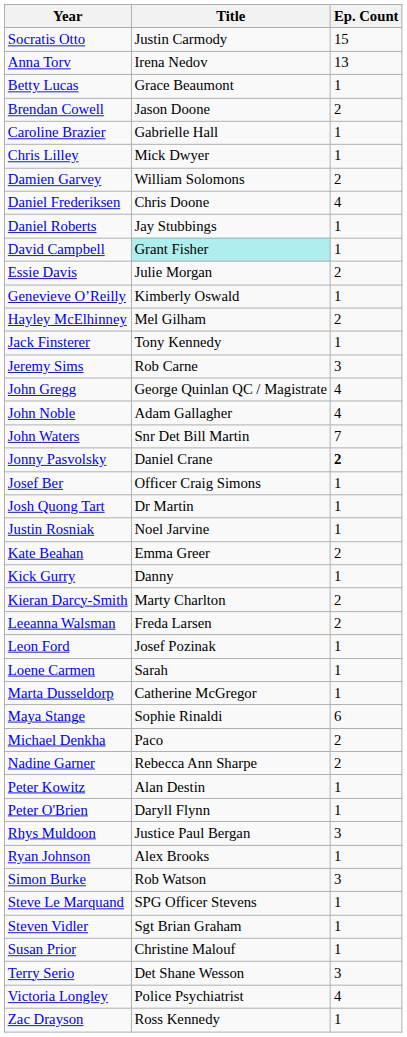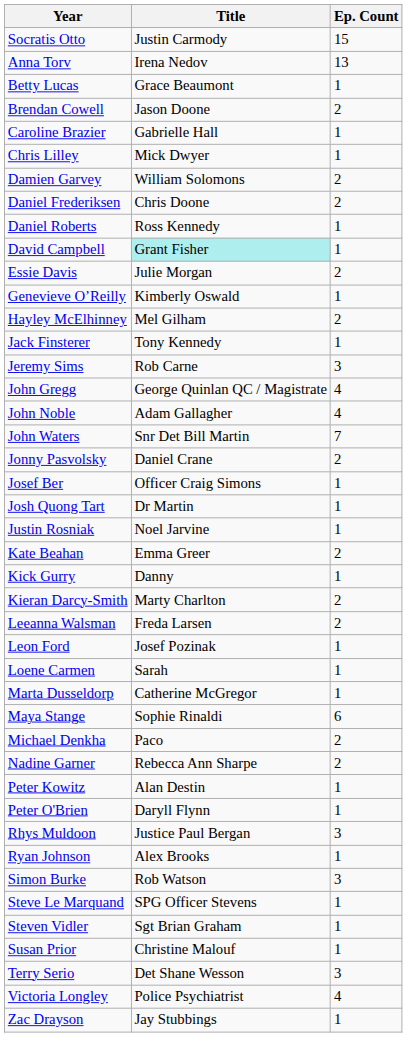(338, 202) 4 -> (338, 202) 2
(176, 226) Jay Stubbings -> (177, 226) Ross Kennedy
(338, 459) bold -> (338, 459) normal
(177, 1020) Ross Kennedy -> (176, 1020) Jay Stubbings
